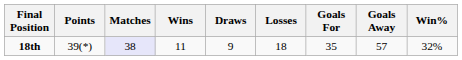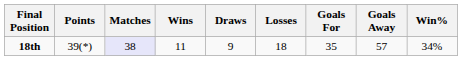(432, 46) 32% -> (432, 46) 34%
